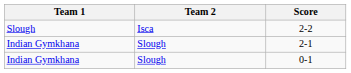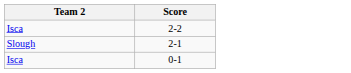- column: (70, 12)
(152, 60) Slough -> (15, 60) Isca
